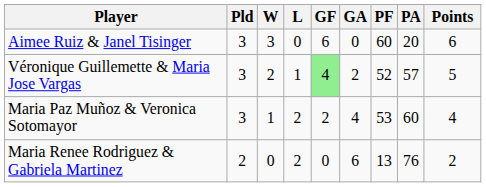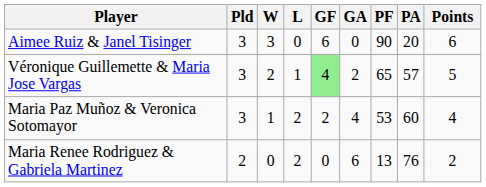(384, 41) 60 -> (384, 41) 90
(384, 75) 52 -> (384, 75) 65
